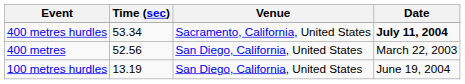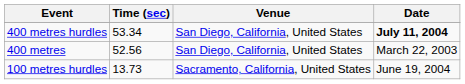(273, 32) Sacramento, California, United States -> (269, 32) San Diego, California, United States
(127, 69) 13.19 -> (127, 69) 13.73
(269, 69) San Diego, California, United States -> (273, 69) Sacramento, California, United States
